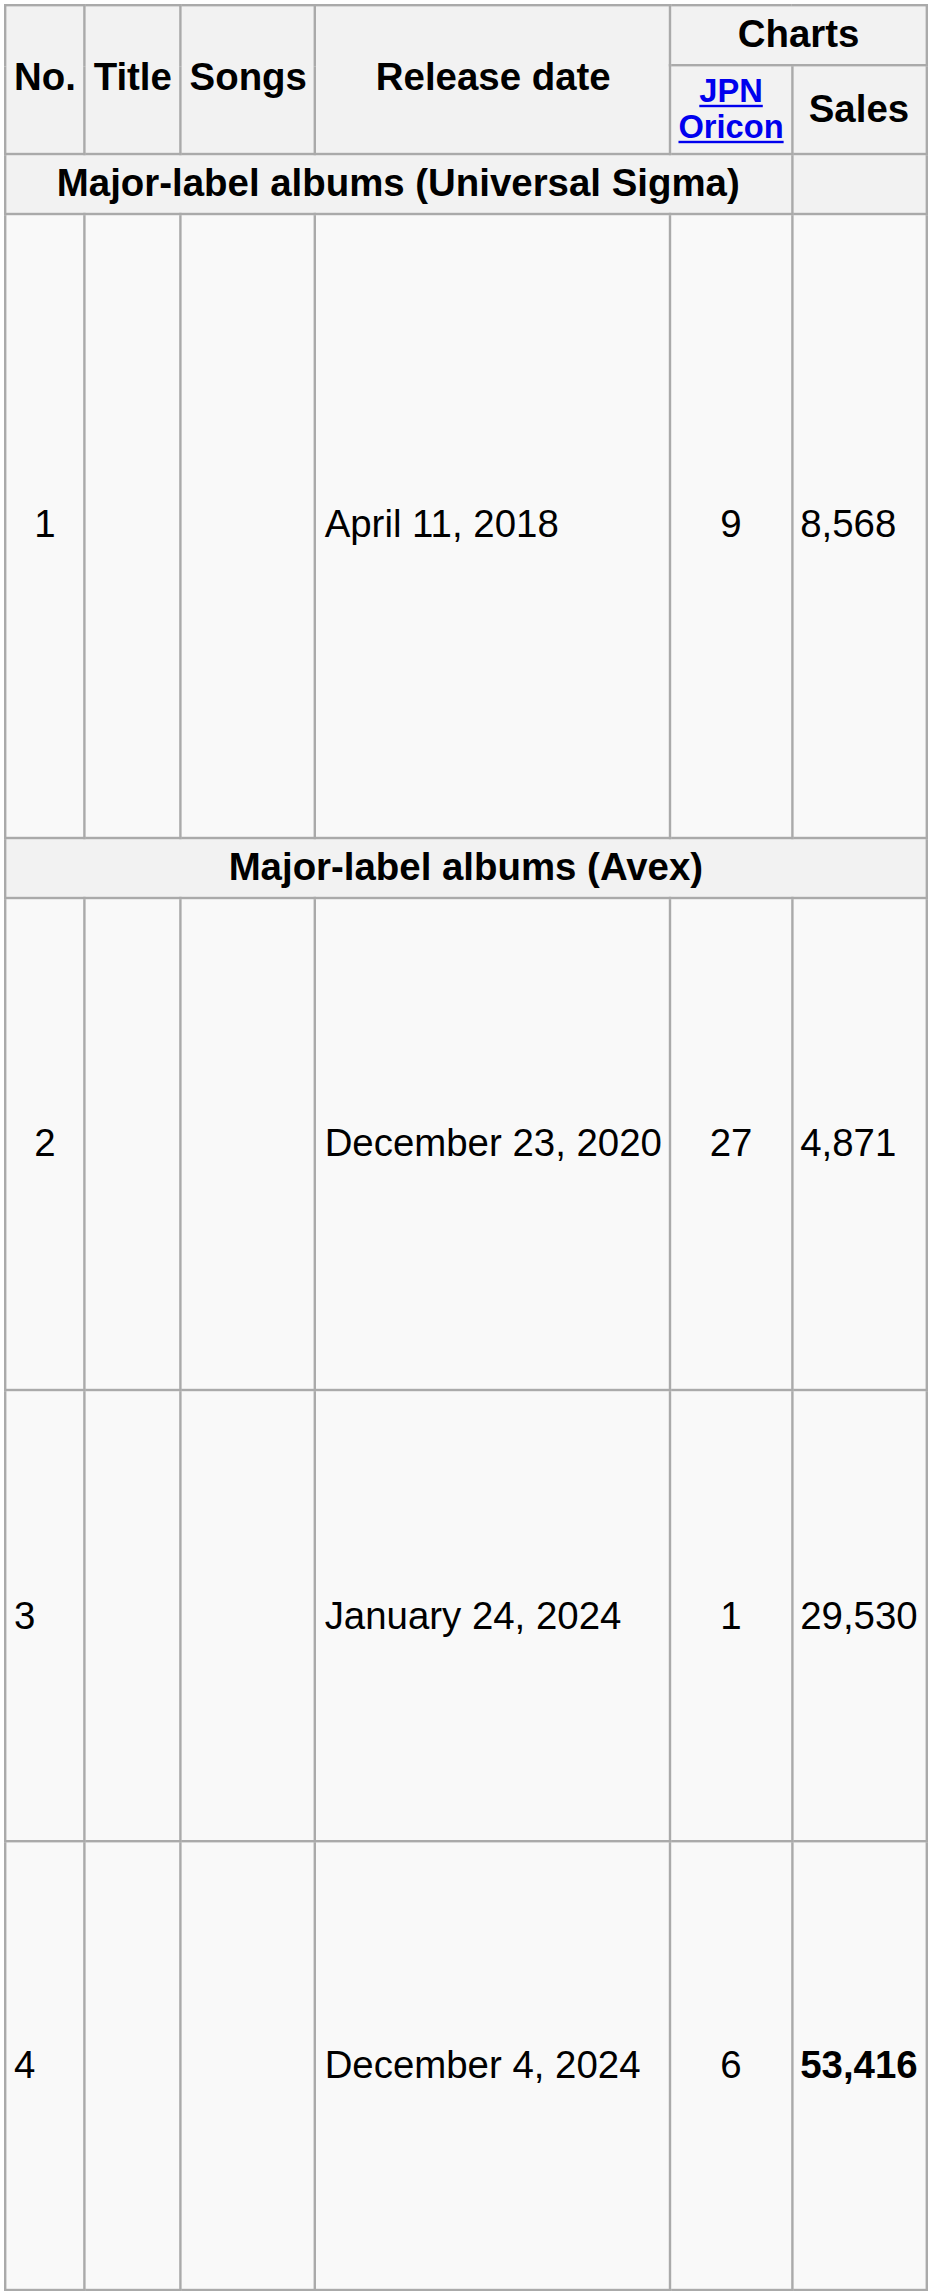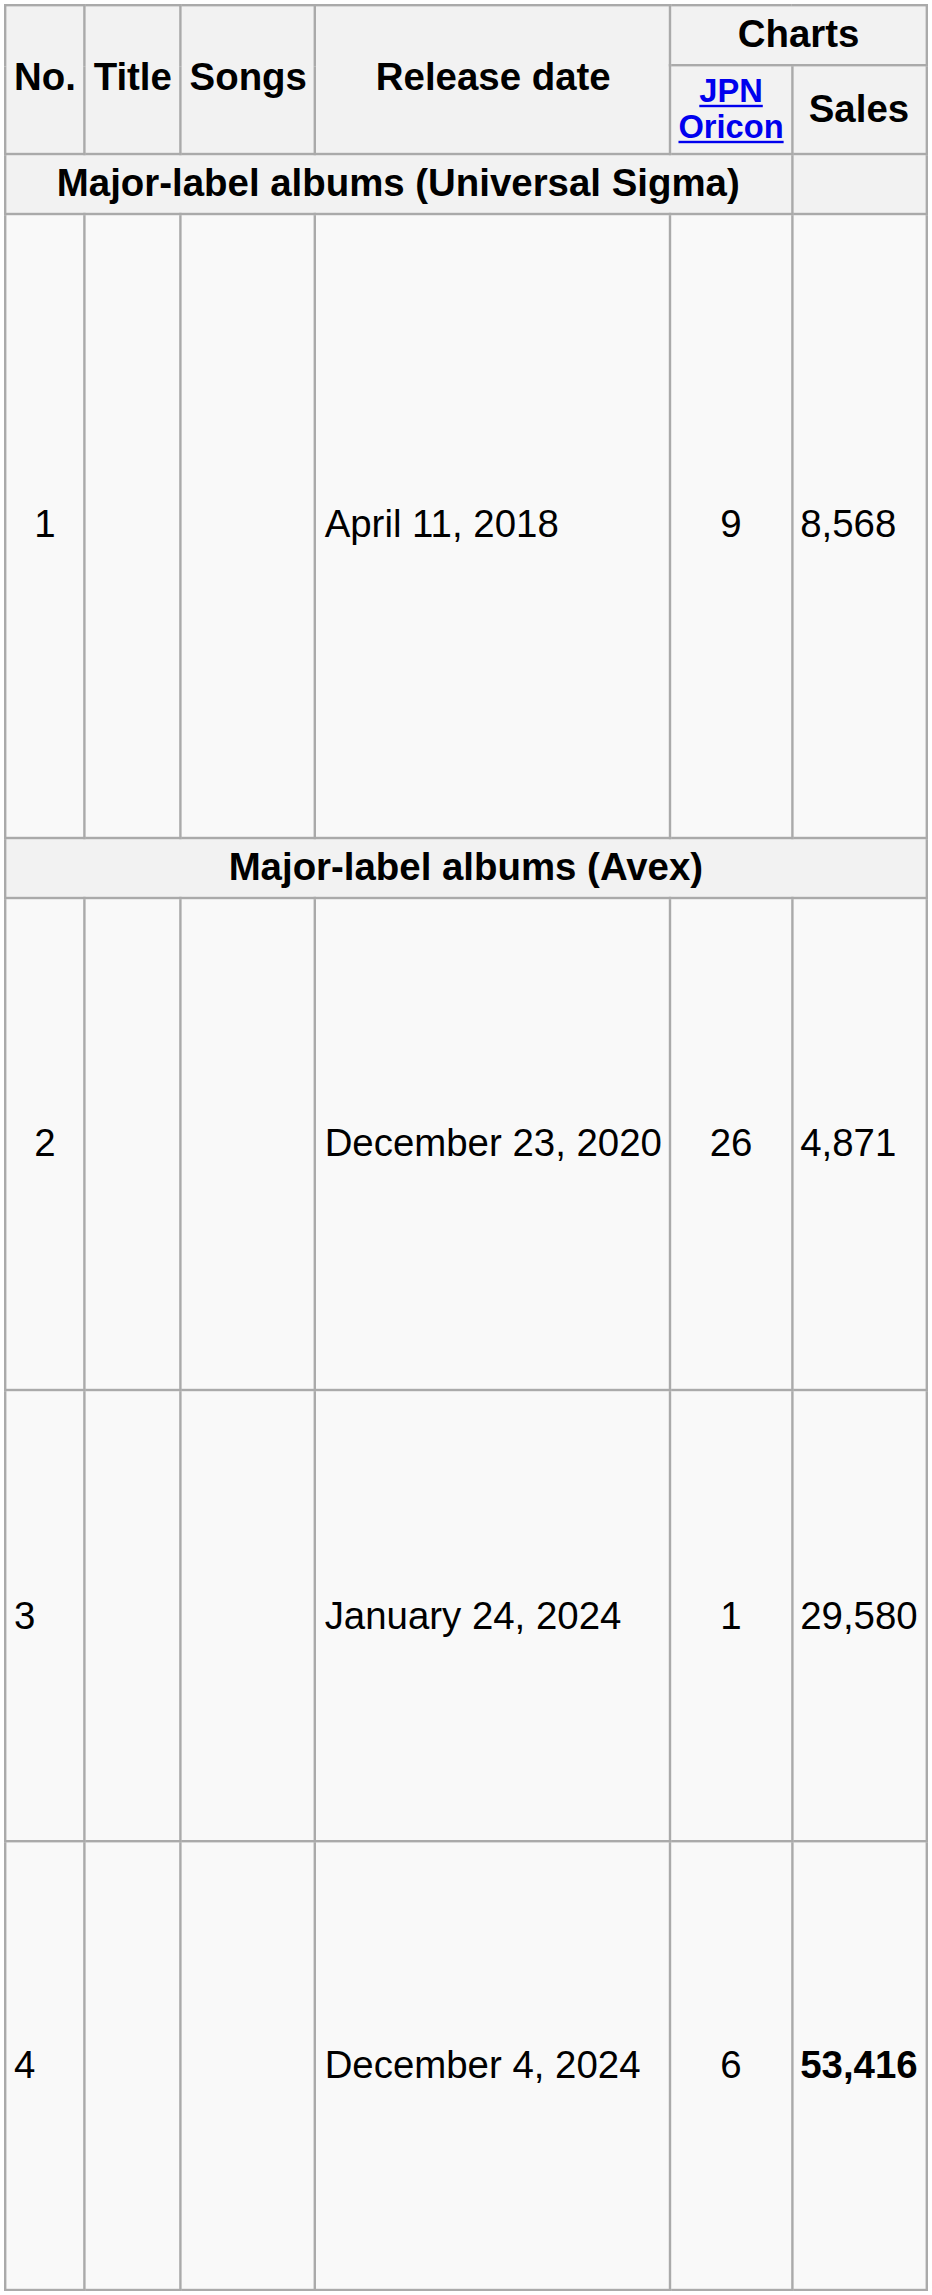(731, 1143) 27 -> (731, 1143) 26
(859, 1614) 29,530 -> (859, 1614) 29,580
